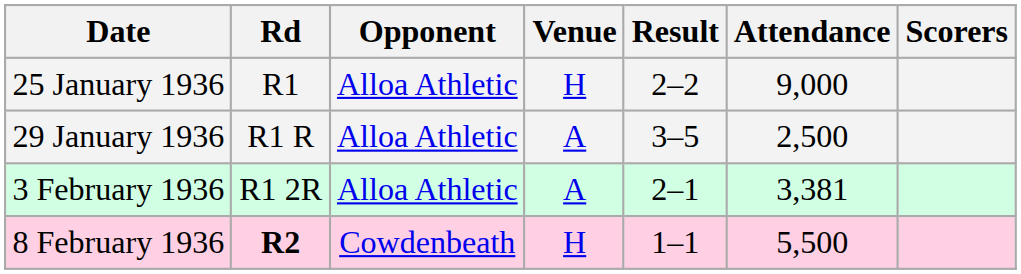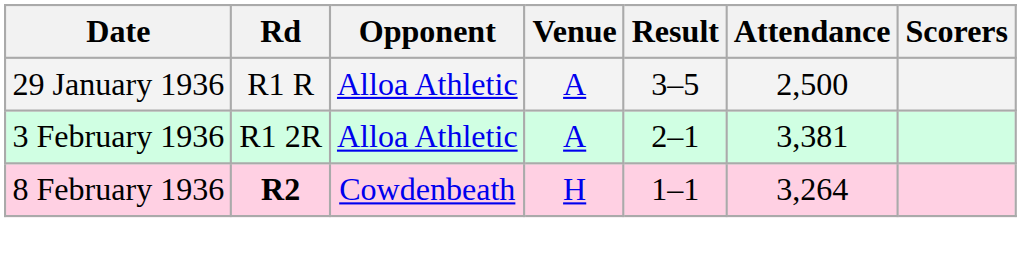- row: (118, 84)
(812, 242) 5,500 -> (812, 189) 3,264
